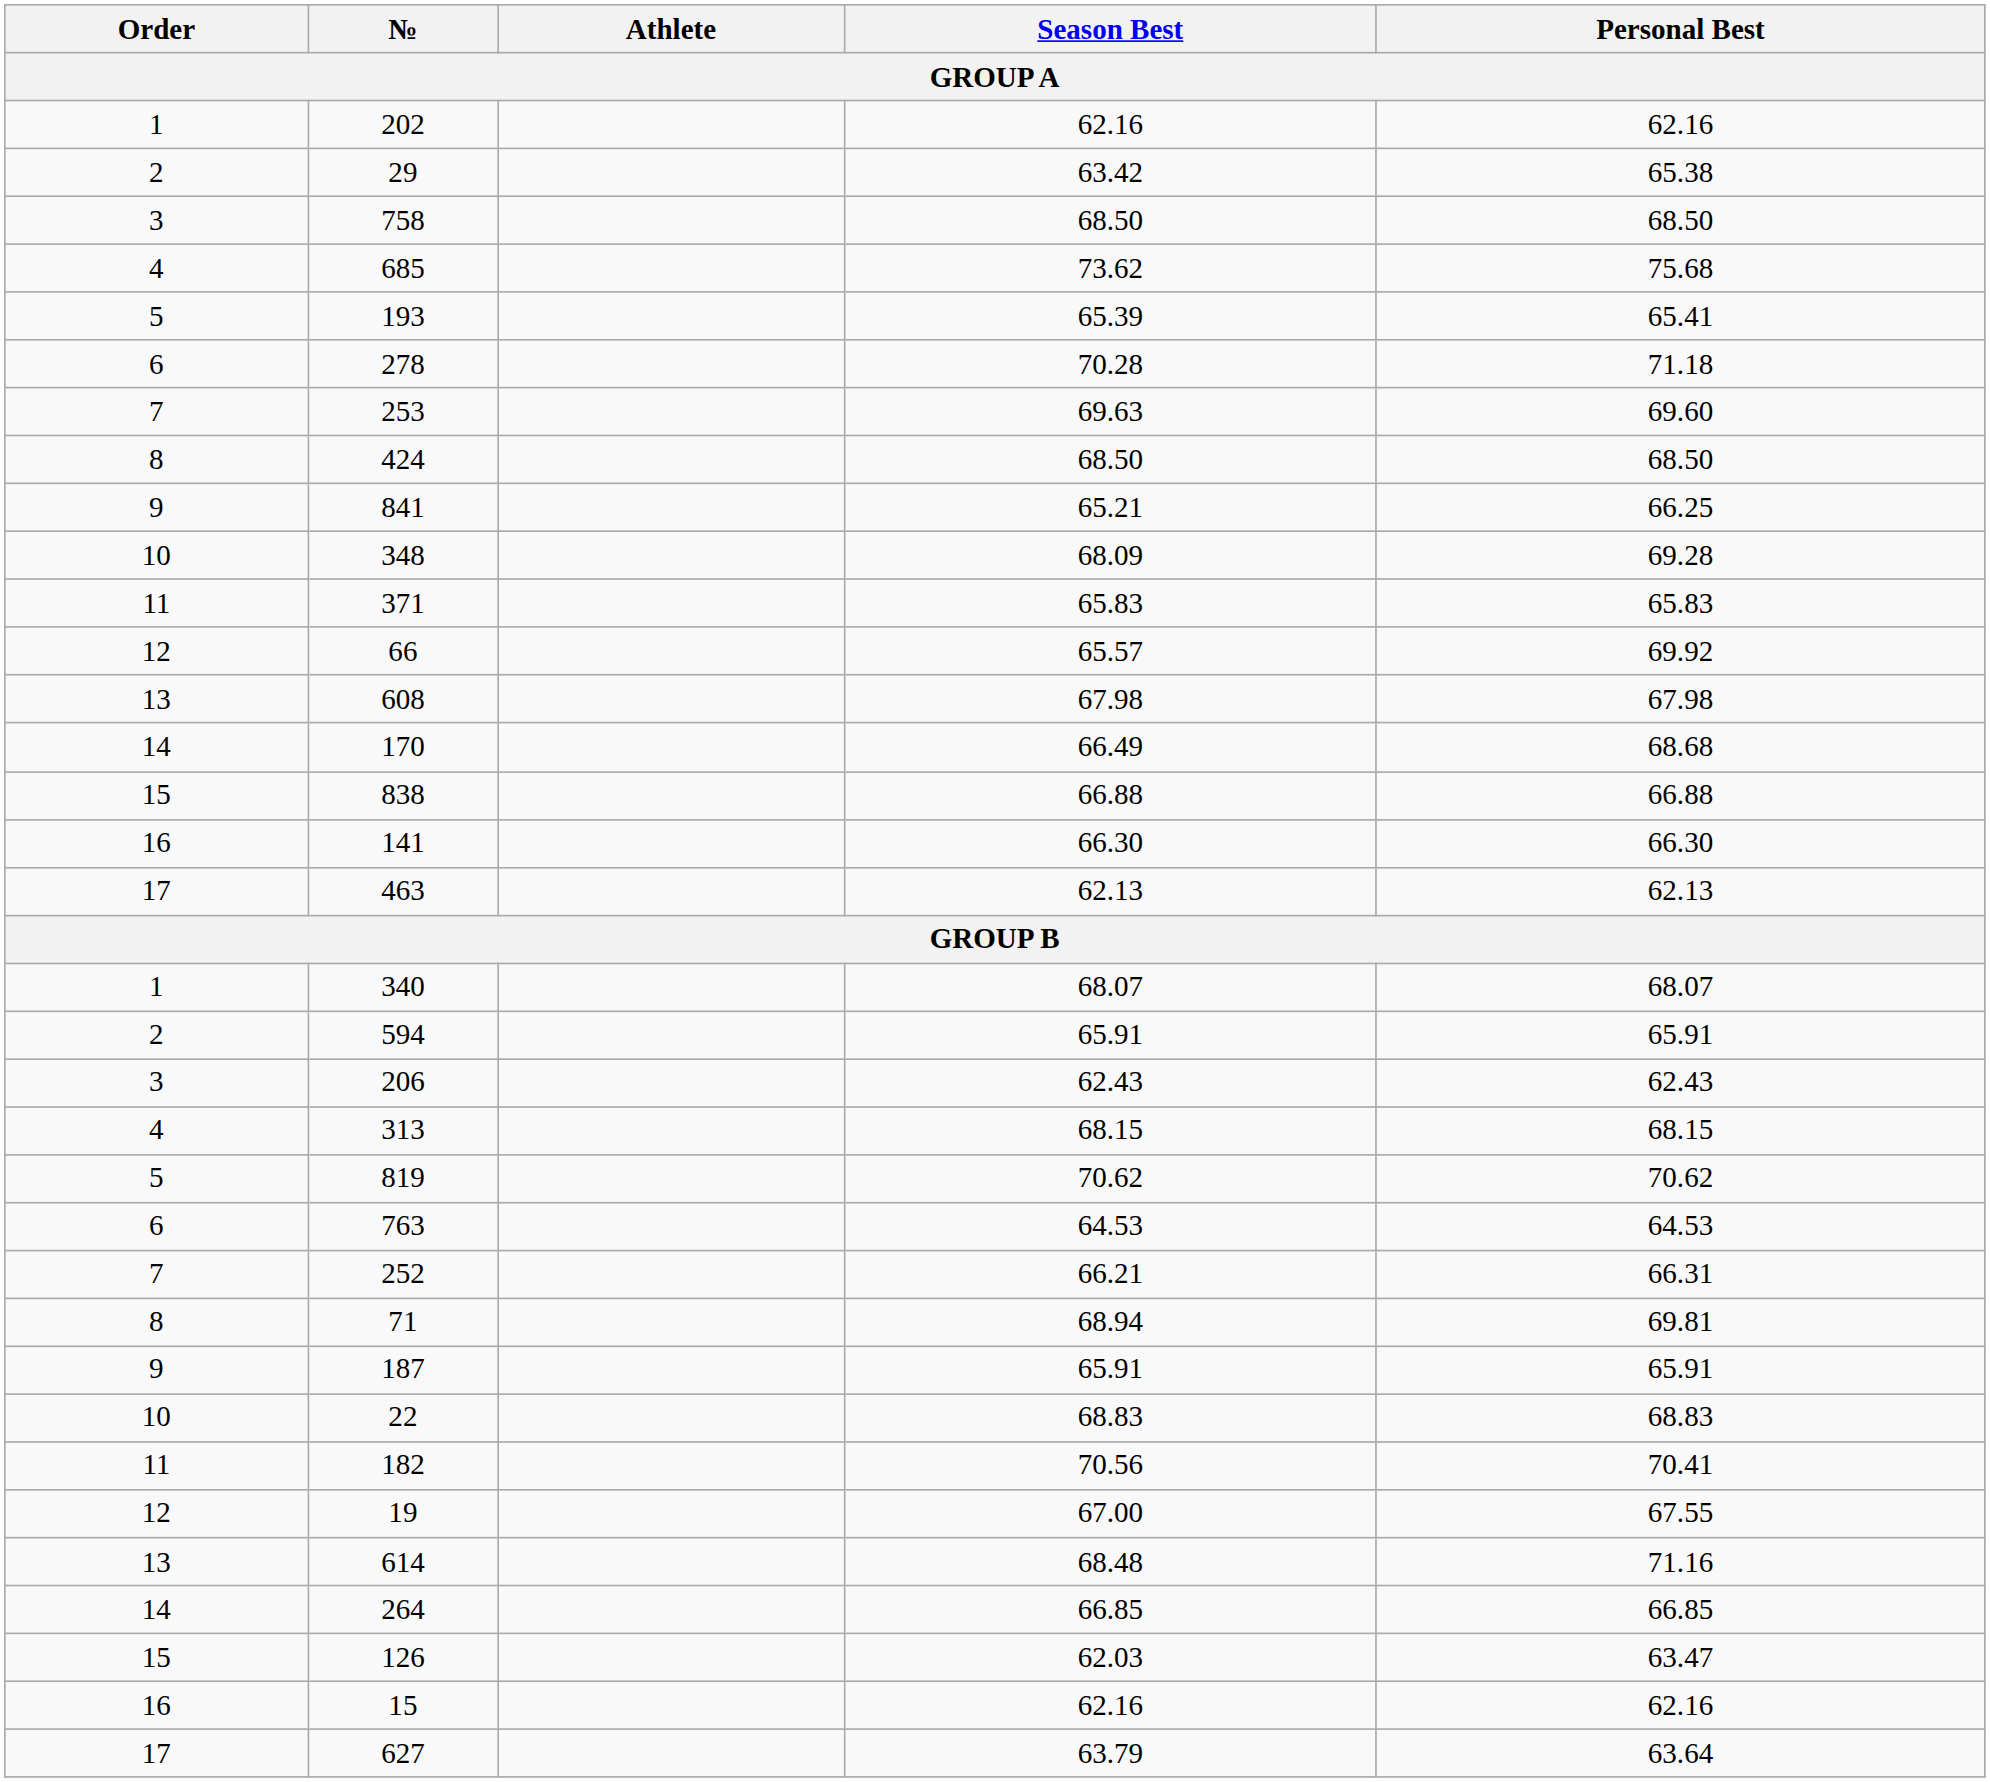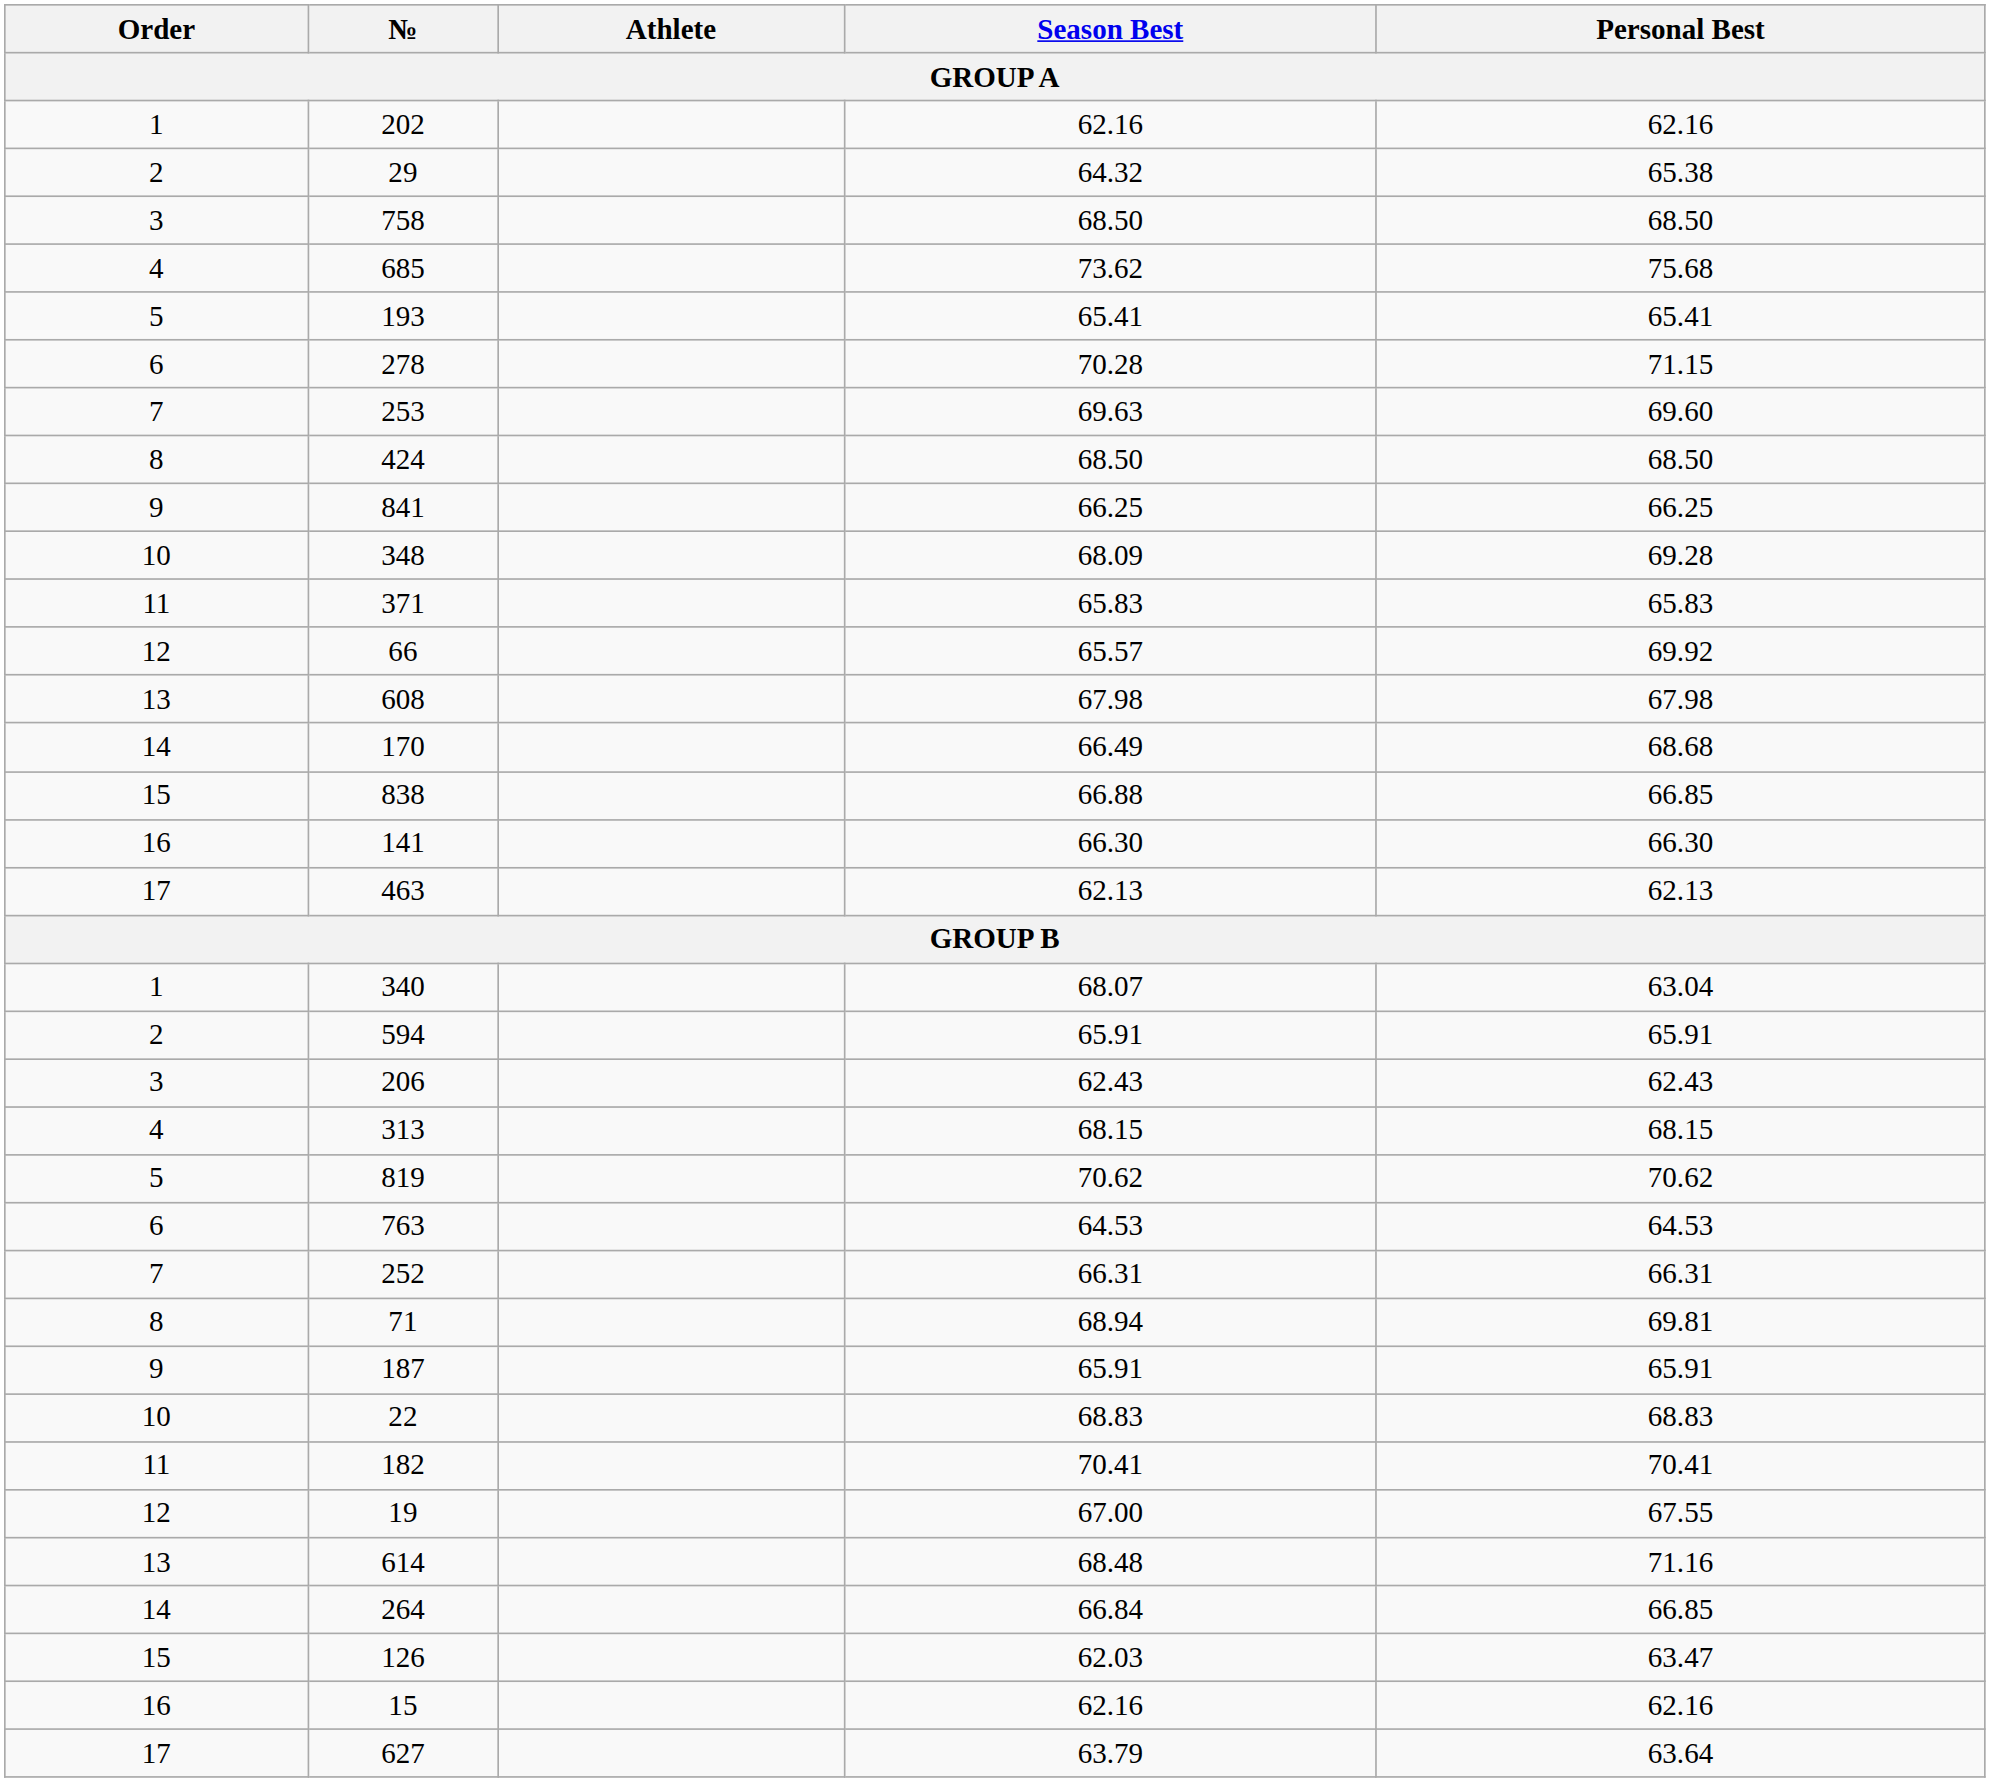(1110, 171) 63.42 -> (1110, 171) 64.32
(1110, 315) 65.39 -> (1110, 315) 65.41
(1681, 363) 71.18 -> (1681, 363) 71.15
(1110, 507) 65.21 -> (1110, 507) 66.25
(1681, 794) 66.88 -> (1681, 794) 66.85
(1681, 986) 68.07 -> (1681, 986) 63.04
(1110, 1273) 66.21 -> (1110, 1273) 66.31
(1110, 1465) 70.56 -> (1110, 1465) 70.41
(1110, 1608) 66.85 -> (1110, 1608) 66.84
